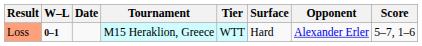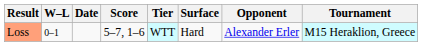columns swapped: (159, 13) <-> (395, 13)
(52, 32) bold -> (52, 33) normal
